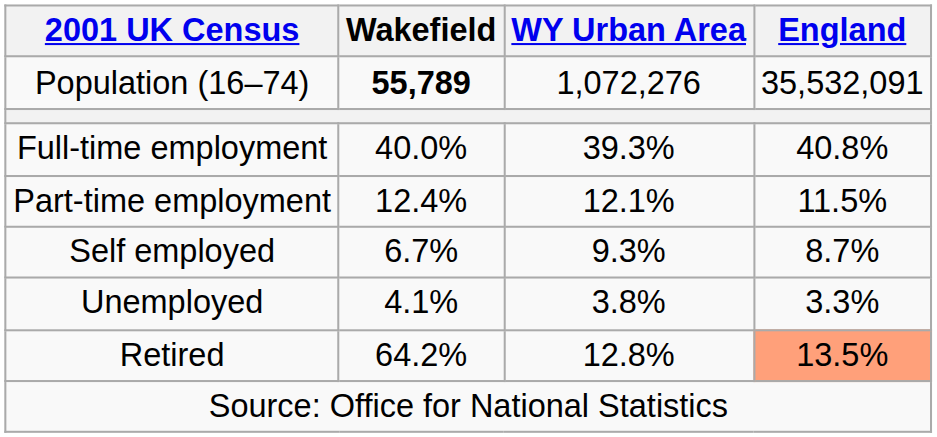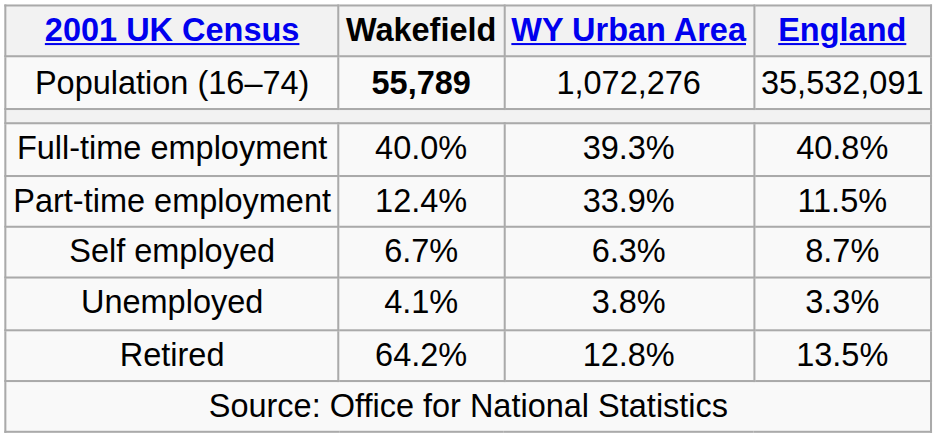(629, 200) 12.1% -> (629, 200) 33.9%
(629, 251) 9.3% -> (629, 251) 6.3%
(842, 354) lightsalmon background -> (842, 354) no background
